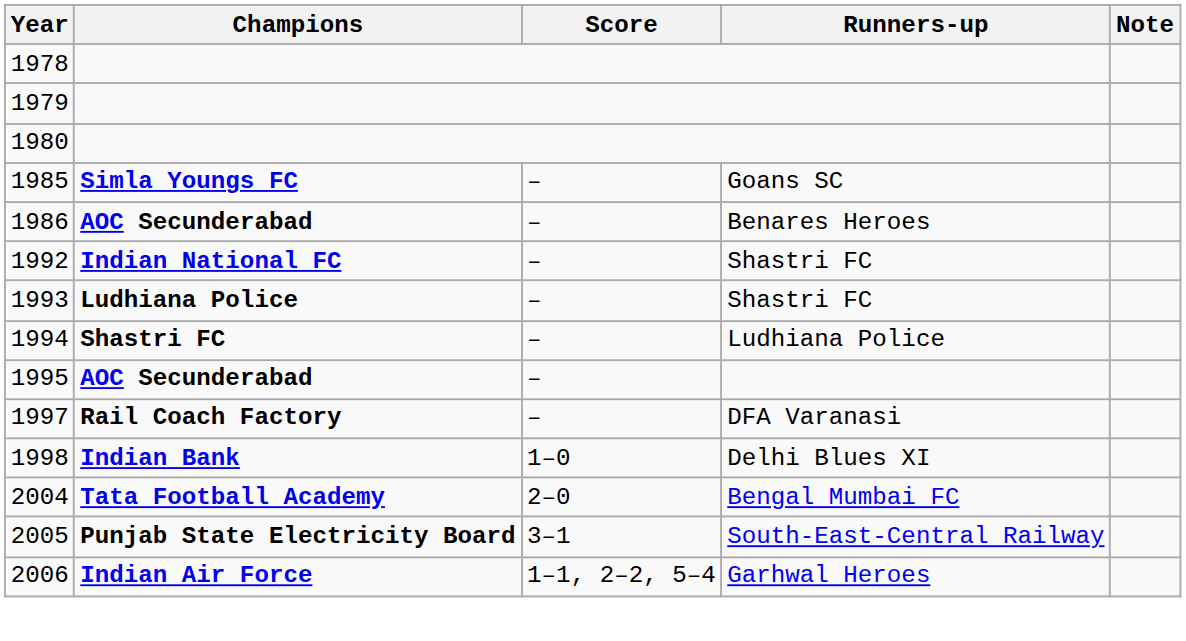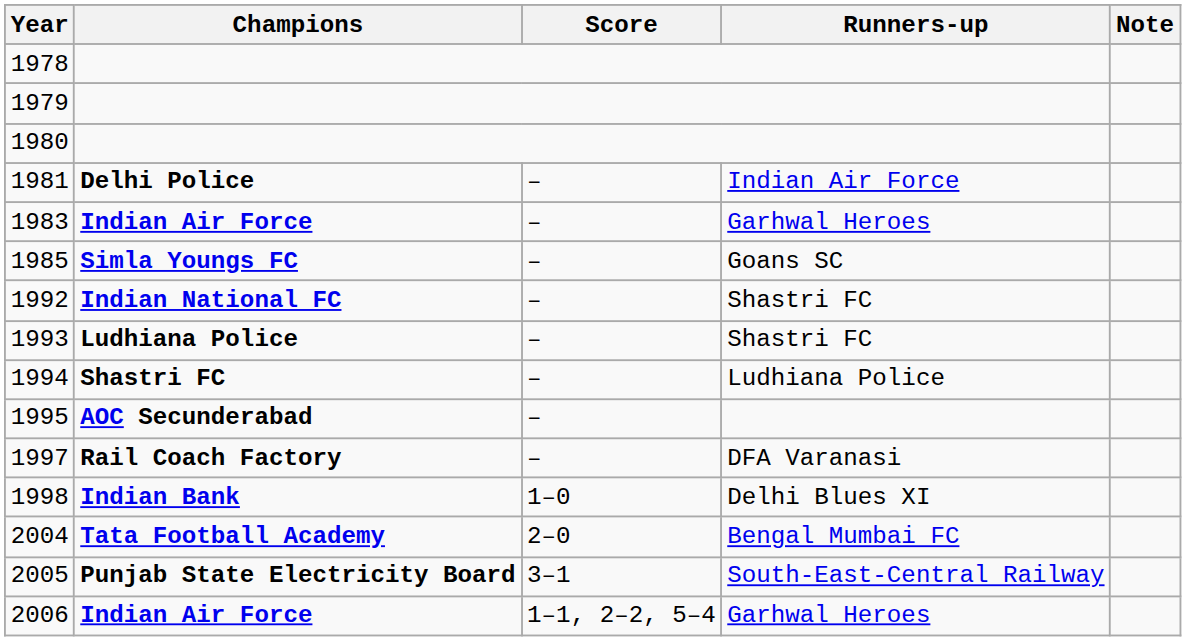+ row: (40, 182)
+ row: (40, 222)
- row: (40, 222)
